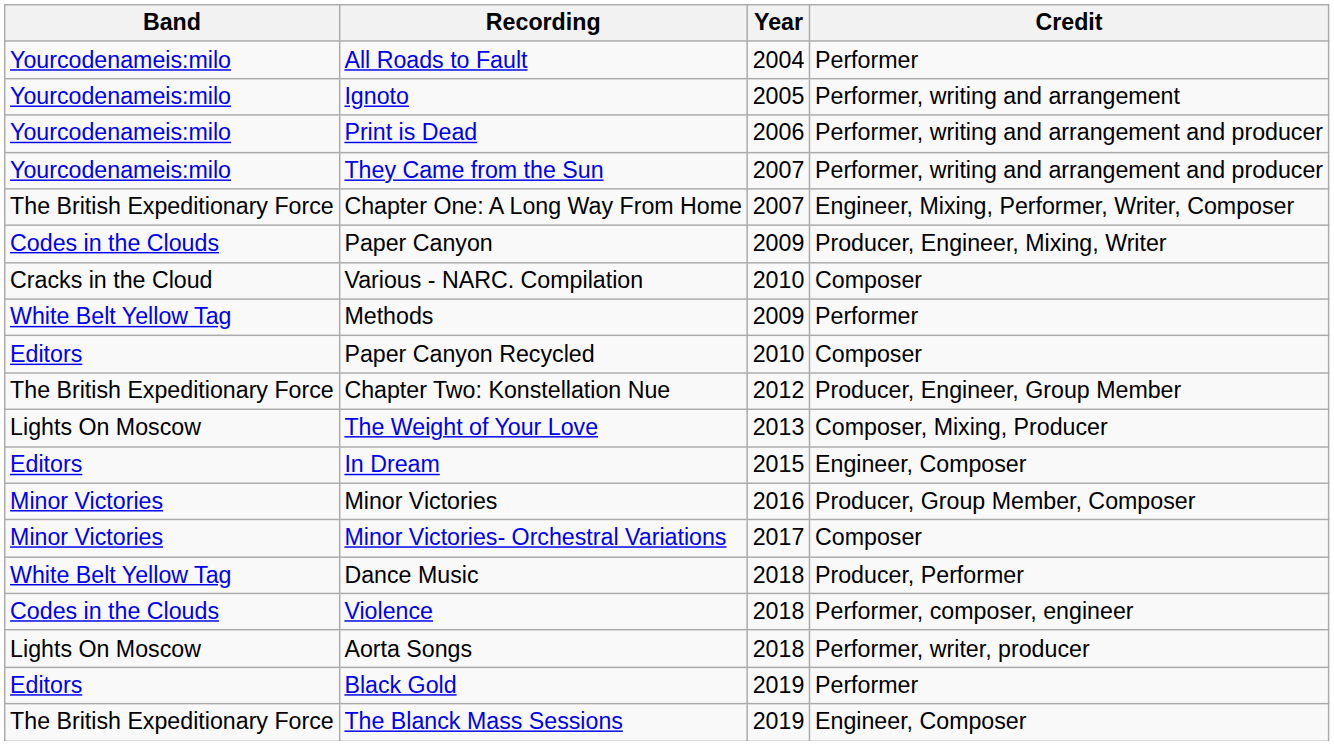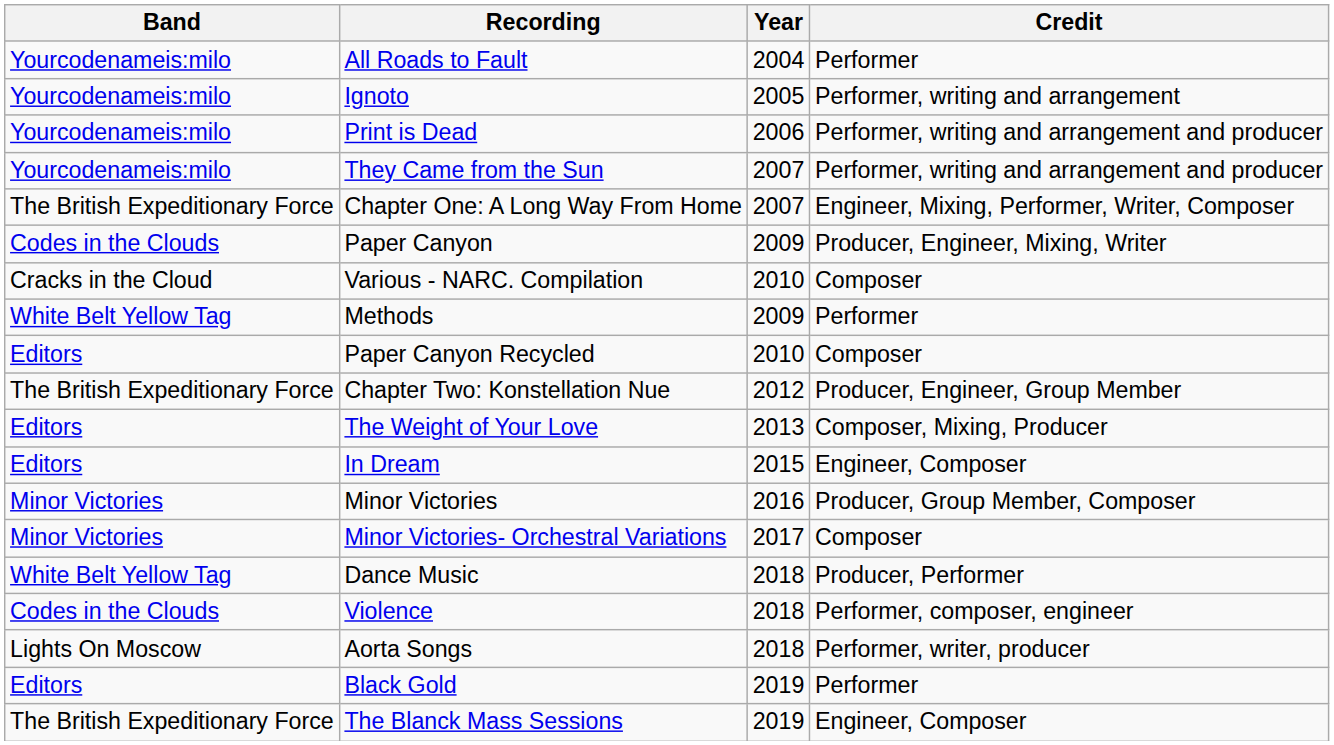(105, 427) Lights On Moscow -> (46, 427) Editors
